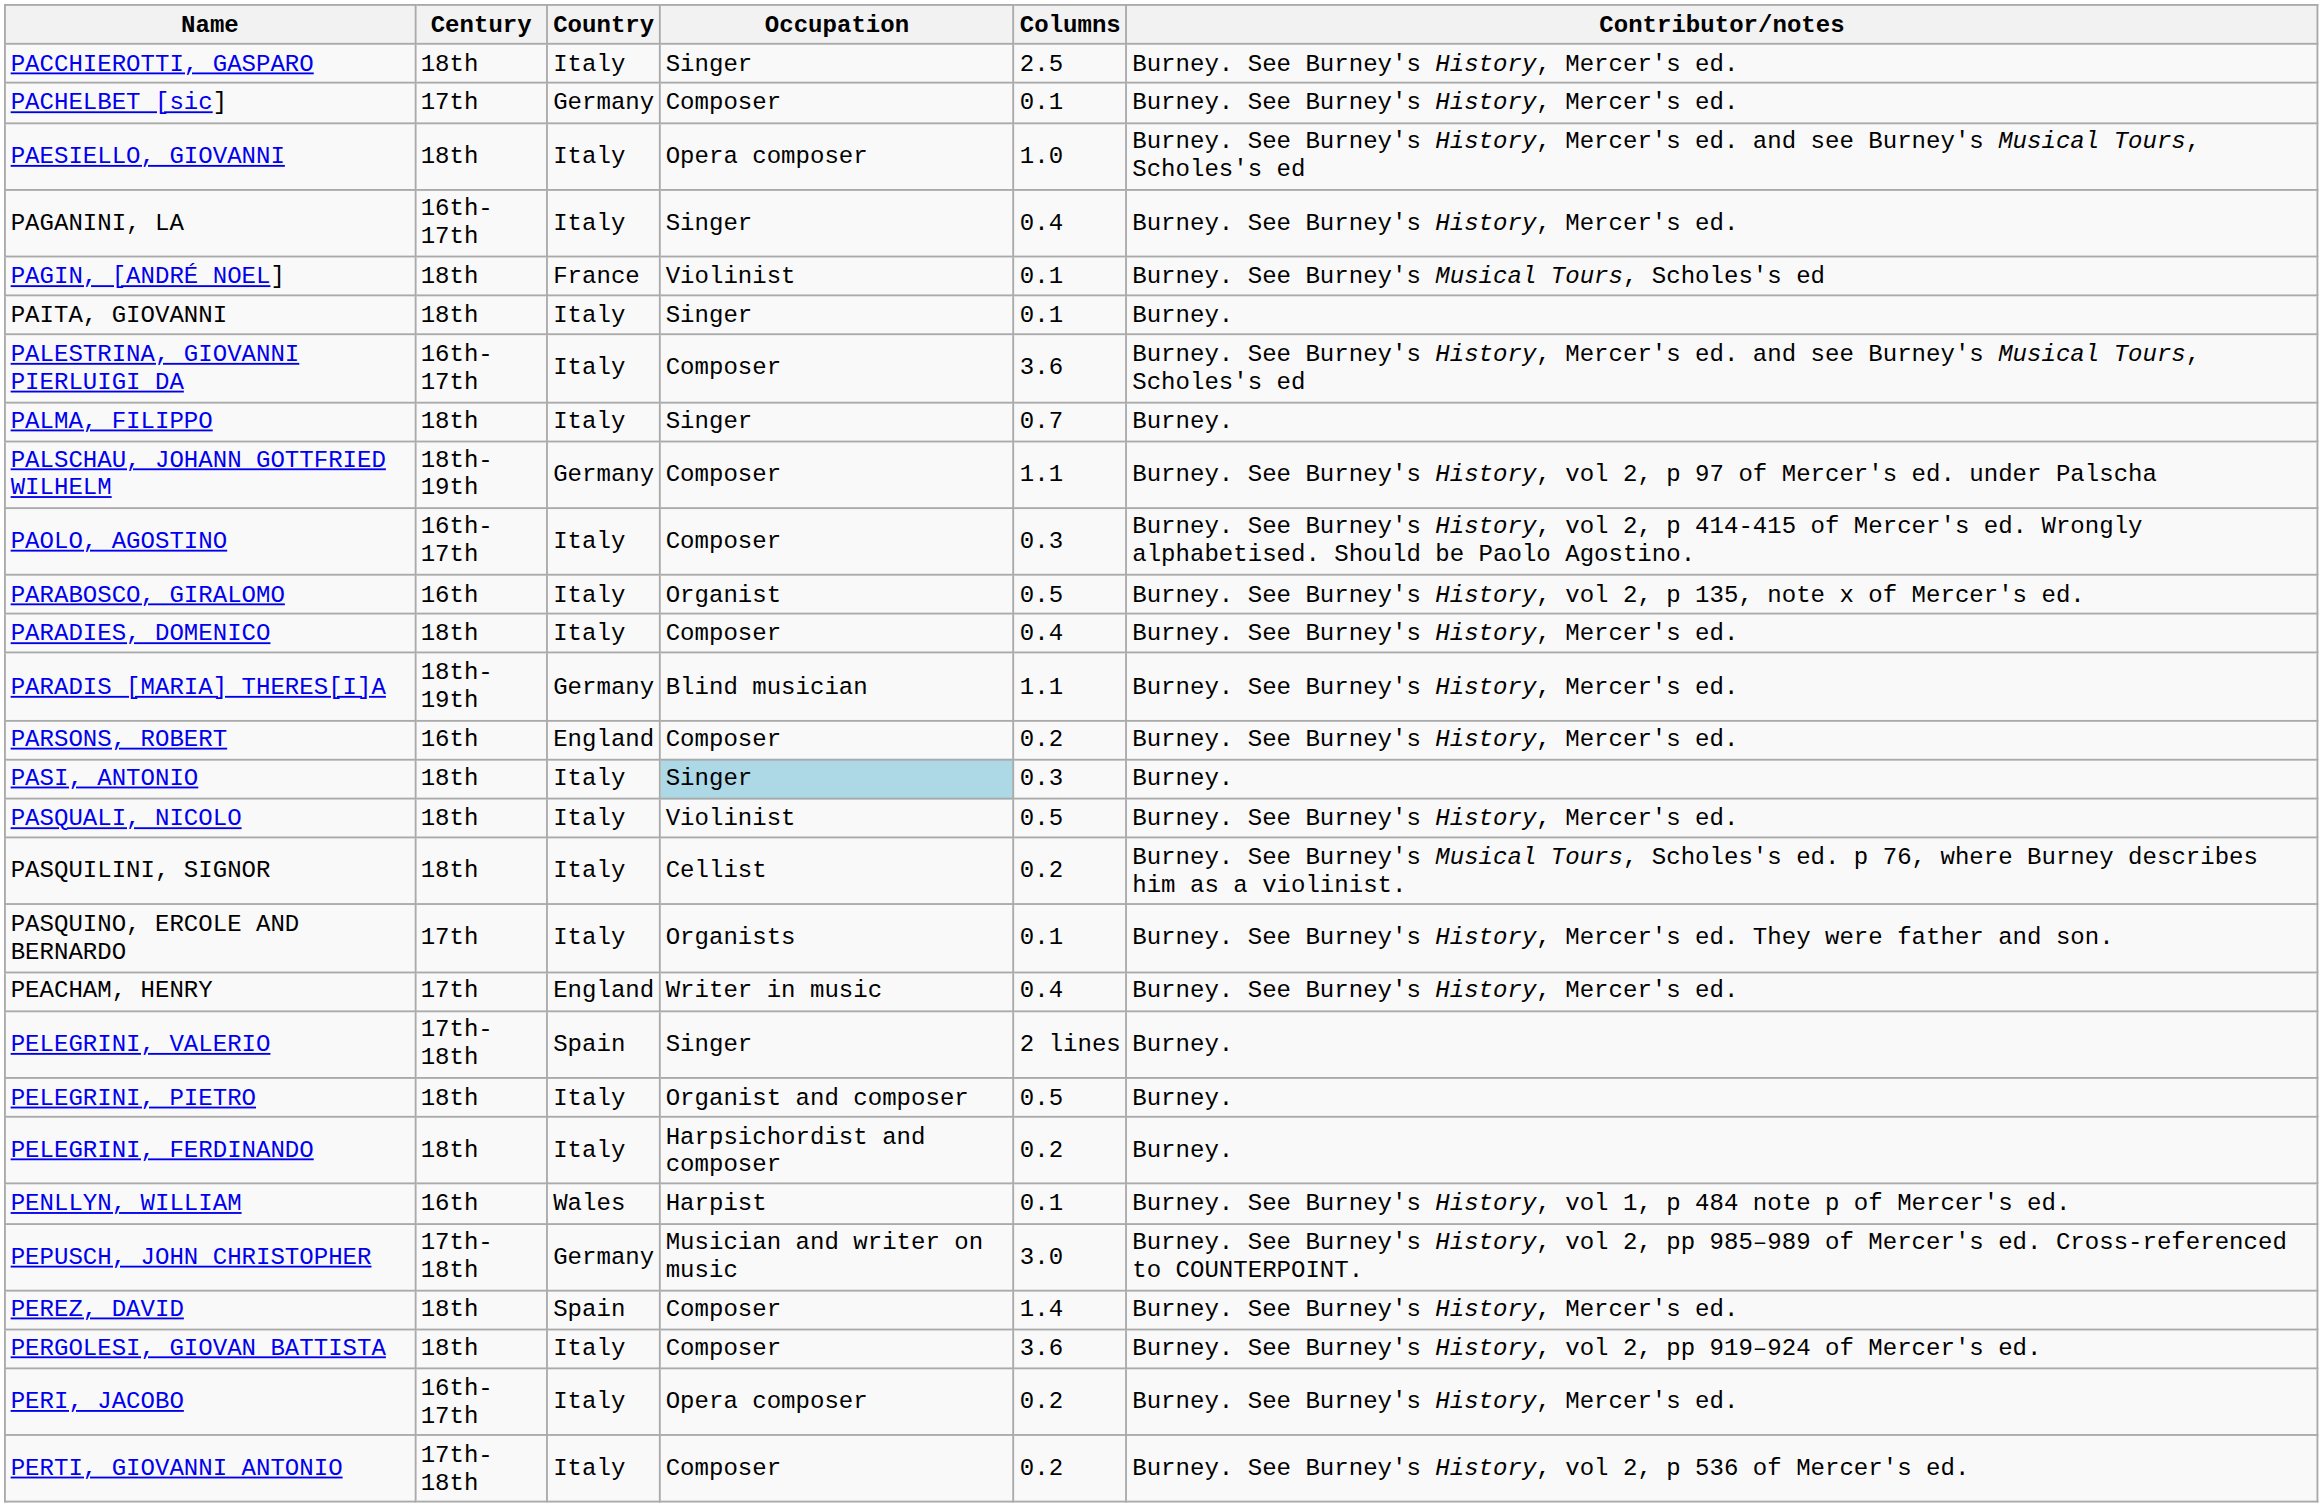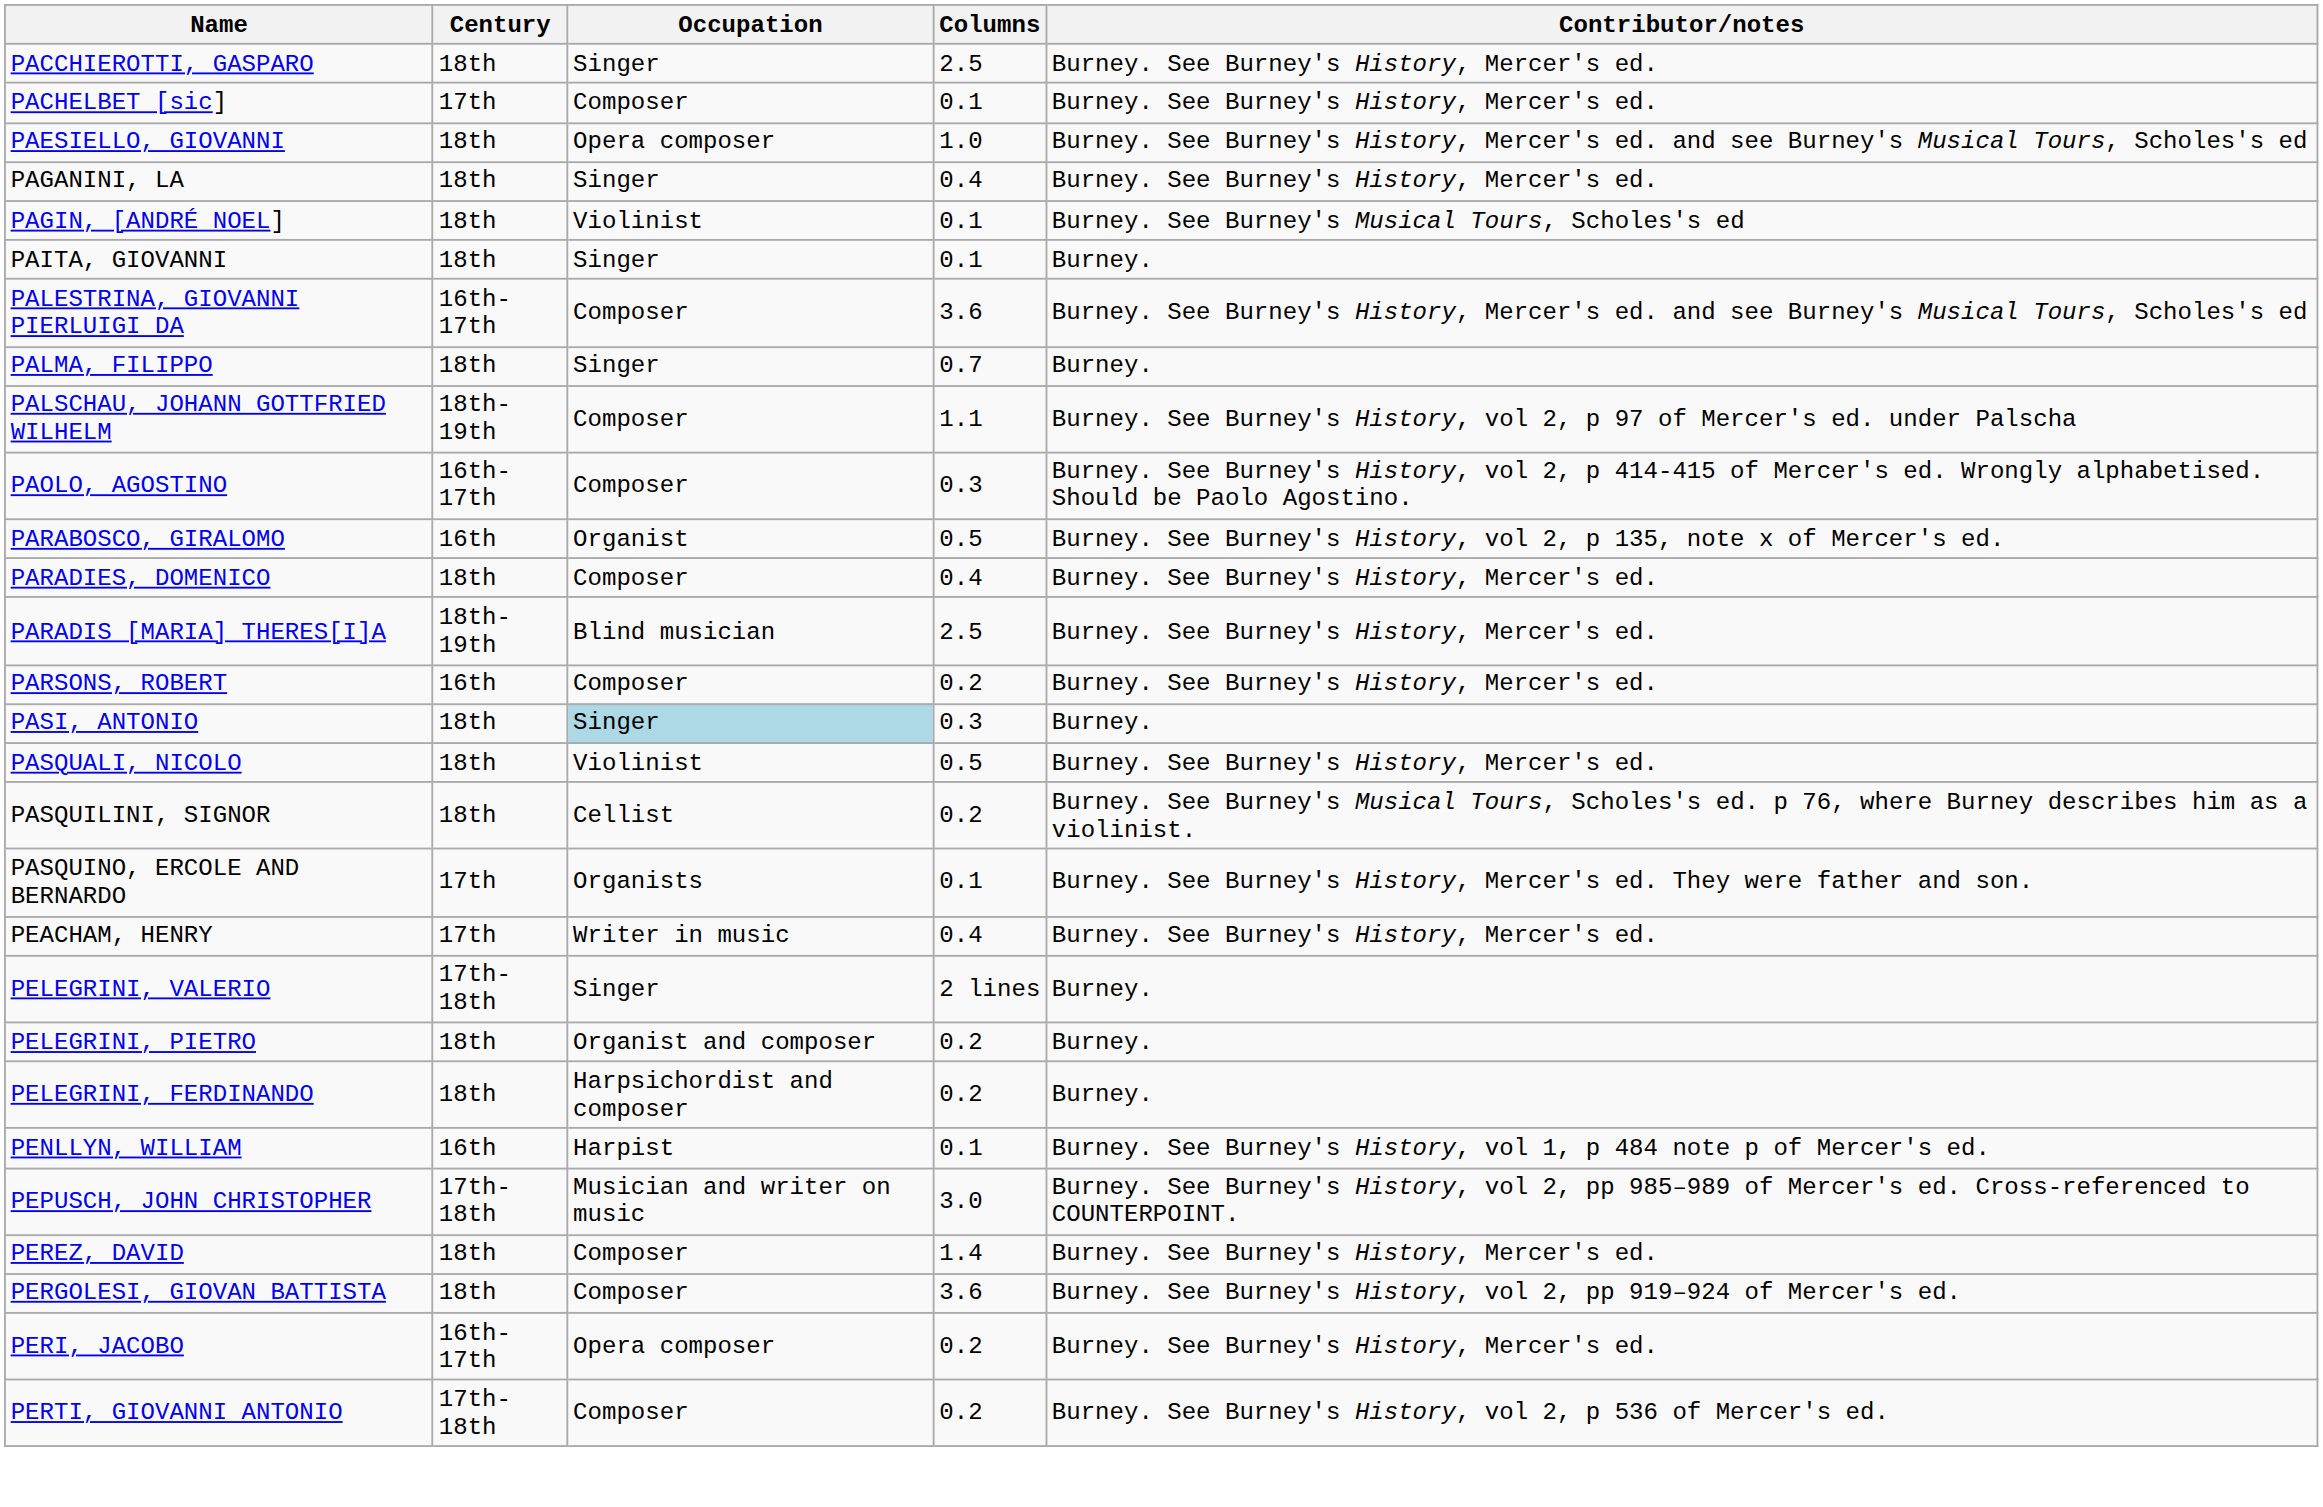- column: (604, 25)
(457, 223) 16th-17th -> (468, 181) 18th
(1041, 687) 1.1 -> (961, 631) 2.5
(1041, 1097) 0.5 -> (961, 1042) 0.2
